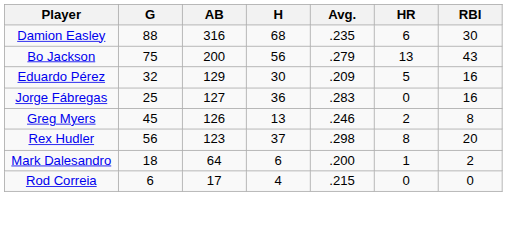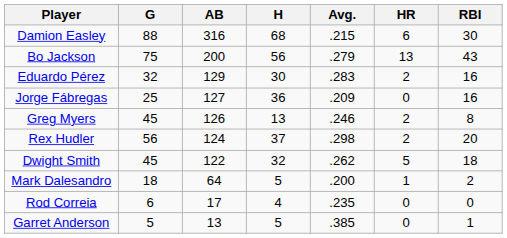(342, 35) .235 -> (342, 35) .215
(342, 77) .209 -> (342, 77) .283
(406, 77) 5 -> (406, 77) 2
(342, 98) .283 -> (342, 98) .209
(214, 139) 123 -> (214, 139) 124
(406, 139) 8 -> (406, 139) 2
+ row: (61, 160)
(278, 160) 6 -> (278, 181) 5
(342, 181) .215 -> (342, 202) .235
+ row: (61, 222)
